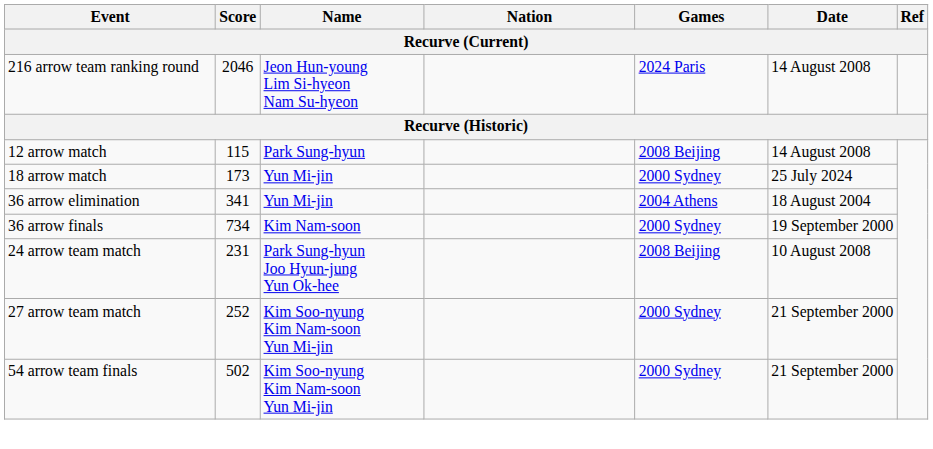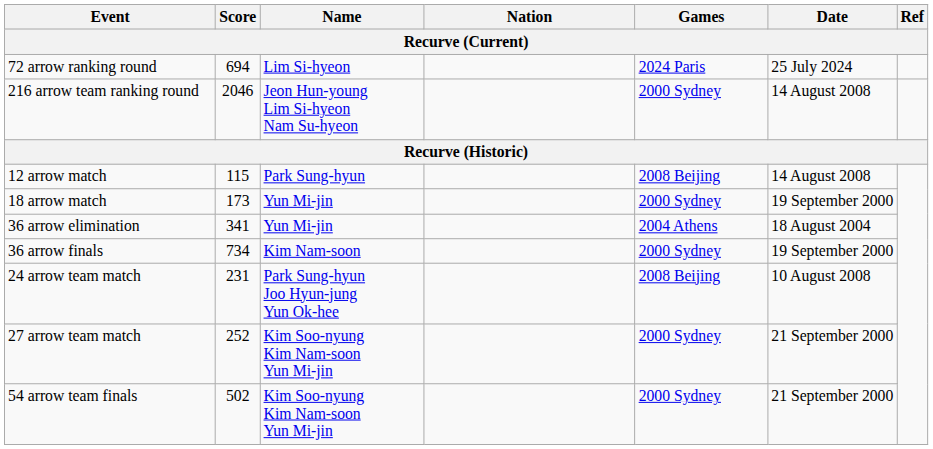+ row: (82, 66)
(672, 66) 2024 Paris -> (680, 91) 2000 Sydney
(812, 176) 25 July 2024 -> (832, 201) 19 September 2000
